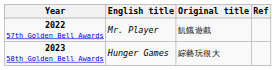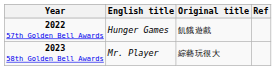(133, 30) Mr. Player -> (138, 30) Hunger Games
(138, 53) Hunger Games -> (133, 53) Mr. Player
